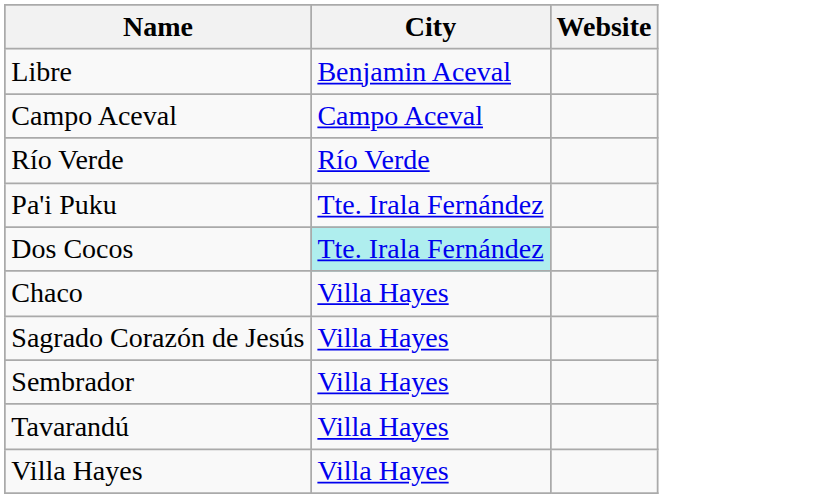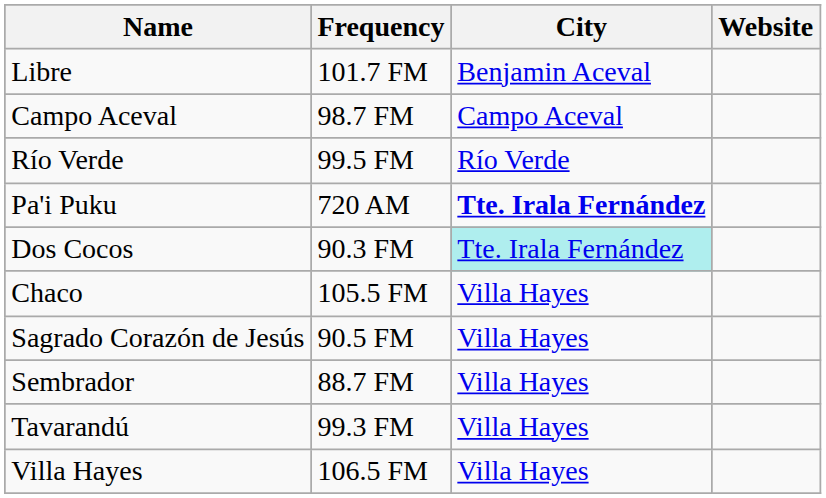+ column: (381, 26)
(430, 204) normal -> (581, 204) bold
